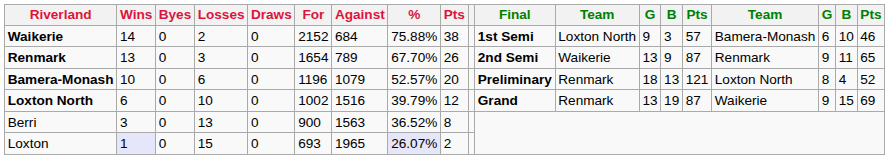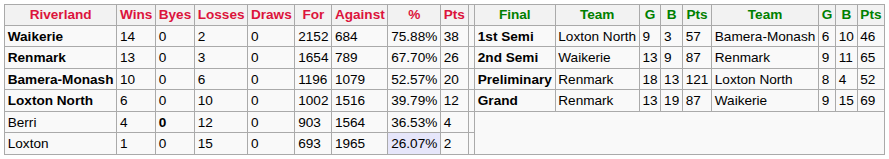(124, 122) 3 -> (124, 122) 4
(162, 122) normal -> (162, 122) bold
(205, 122) 13 -> (205, 122) 12
(310, 122) 900 -> (310, 122) 903
(350, 122) 1563 -> (350, 122) 1564
(414, 122) 36.52% -> (414, 122) 36.53%
(448, 122) 8 -> (448, 122) 4
(124, 143) lavender background -> (124, 143) no background
